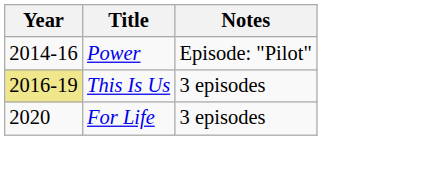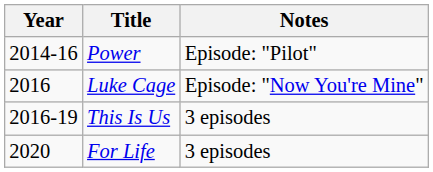+ row: (131, 85)
(43, 85) khaki background -> (43, 118) no background
